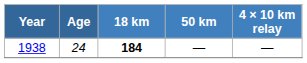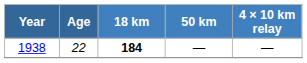(79, 48) 24 -> (79, 48) 22
